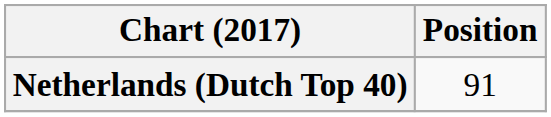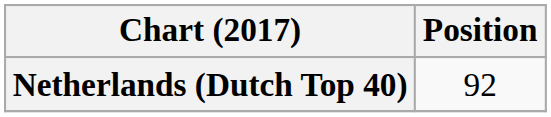(480, 83) 91 -> (480, 83) 92
